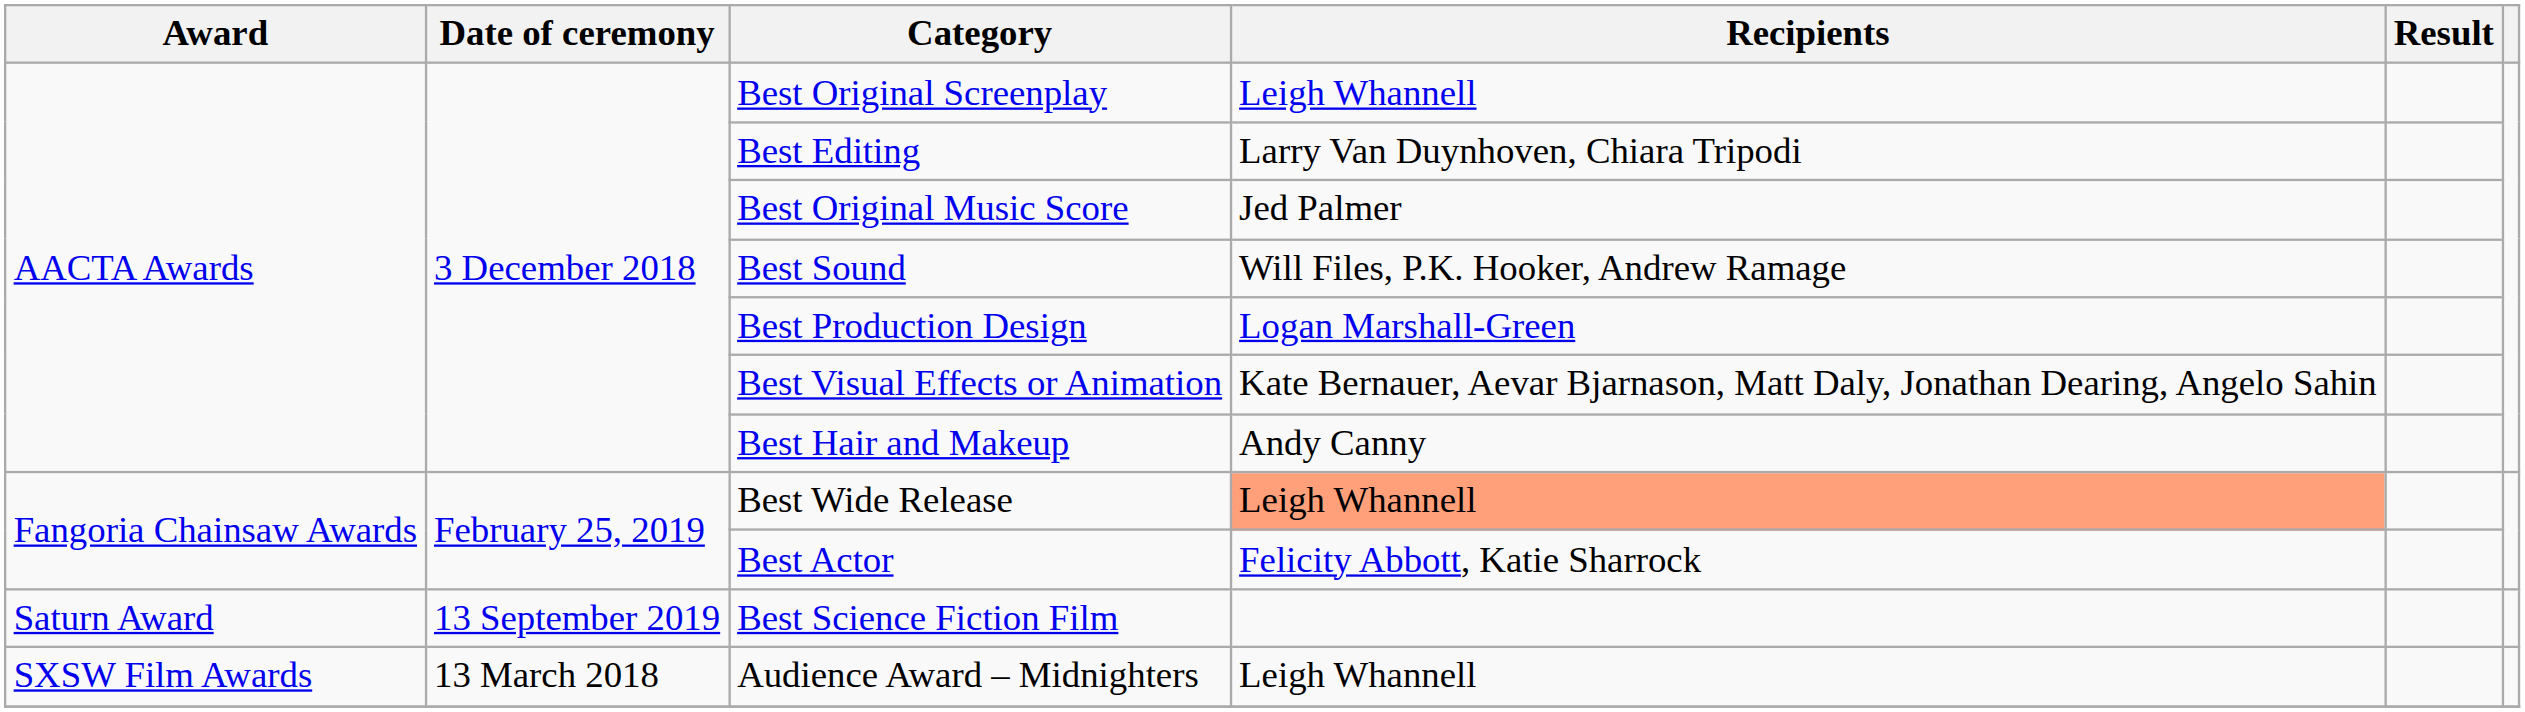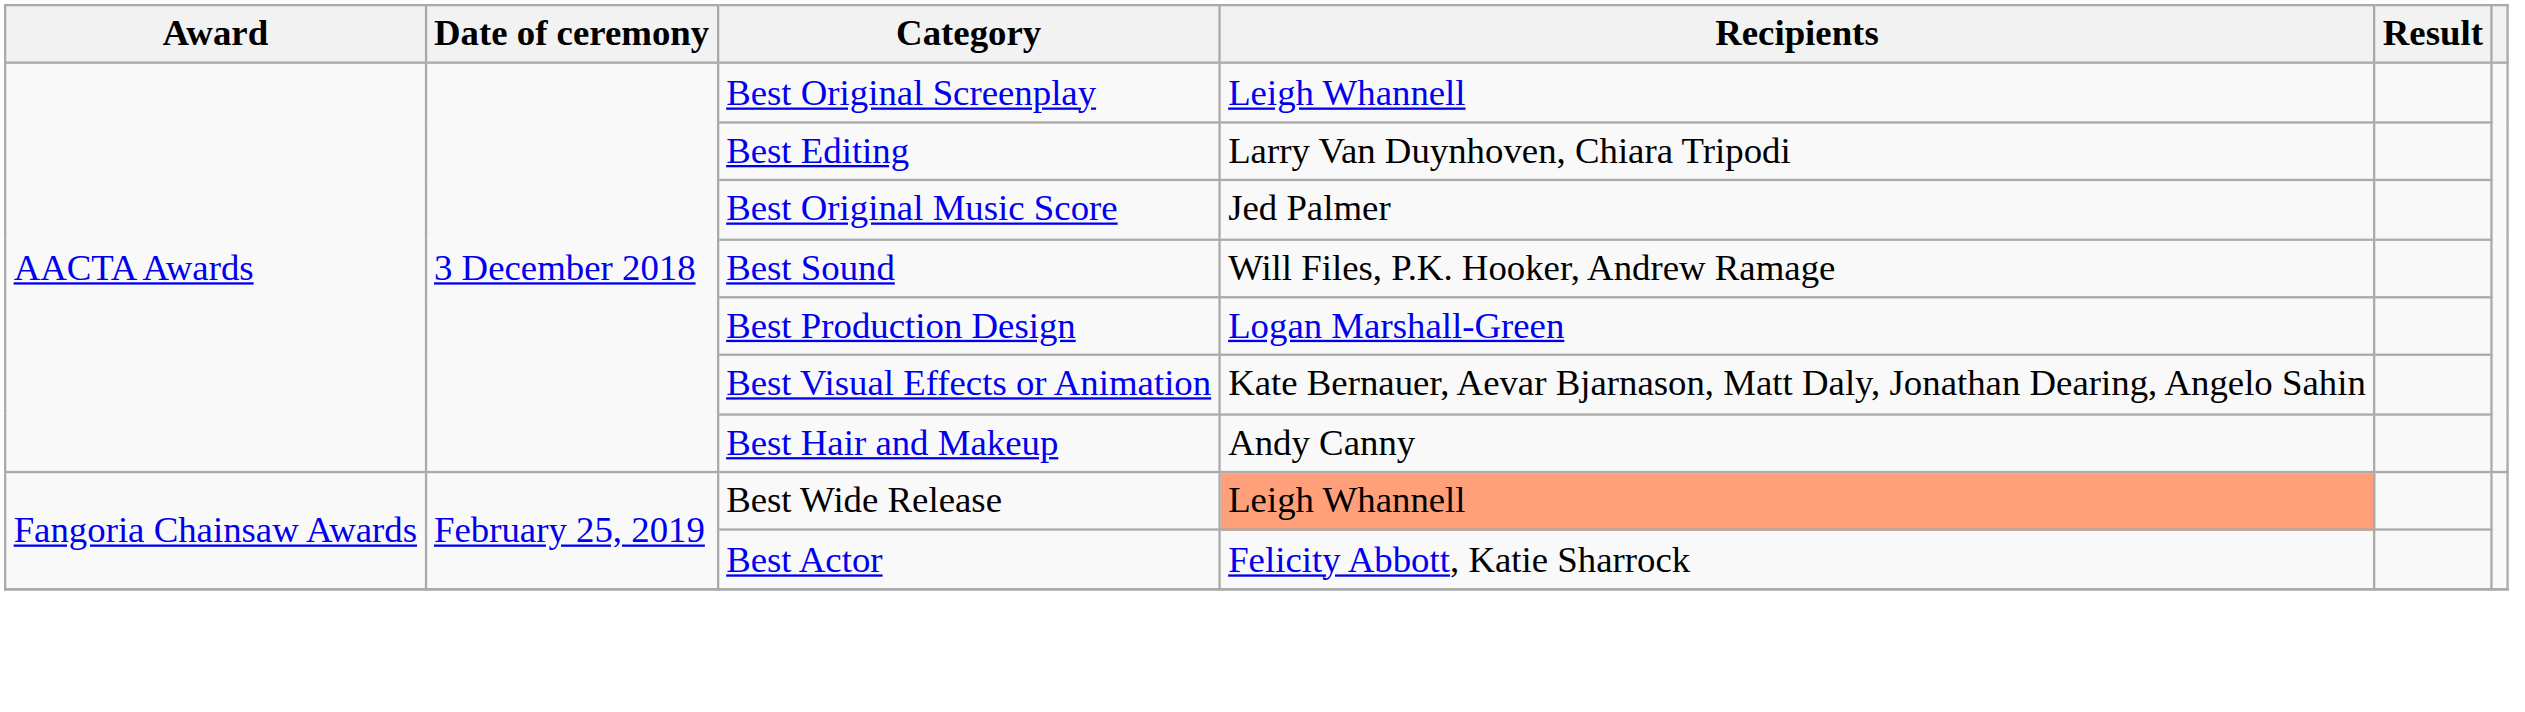- row: (928, 617)
- row: (968, 675)
